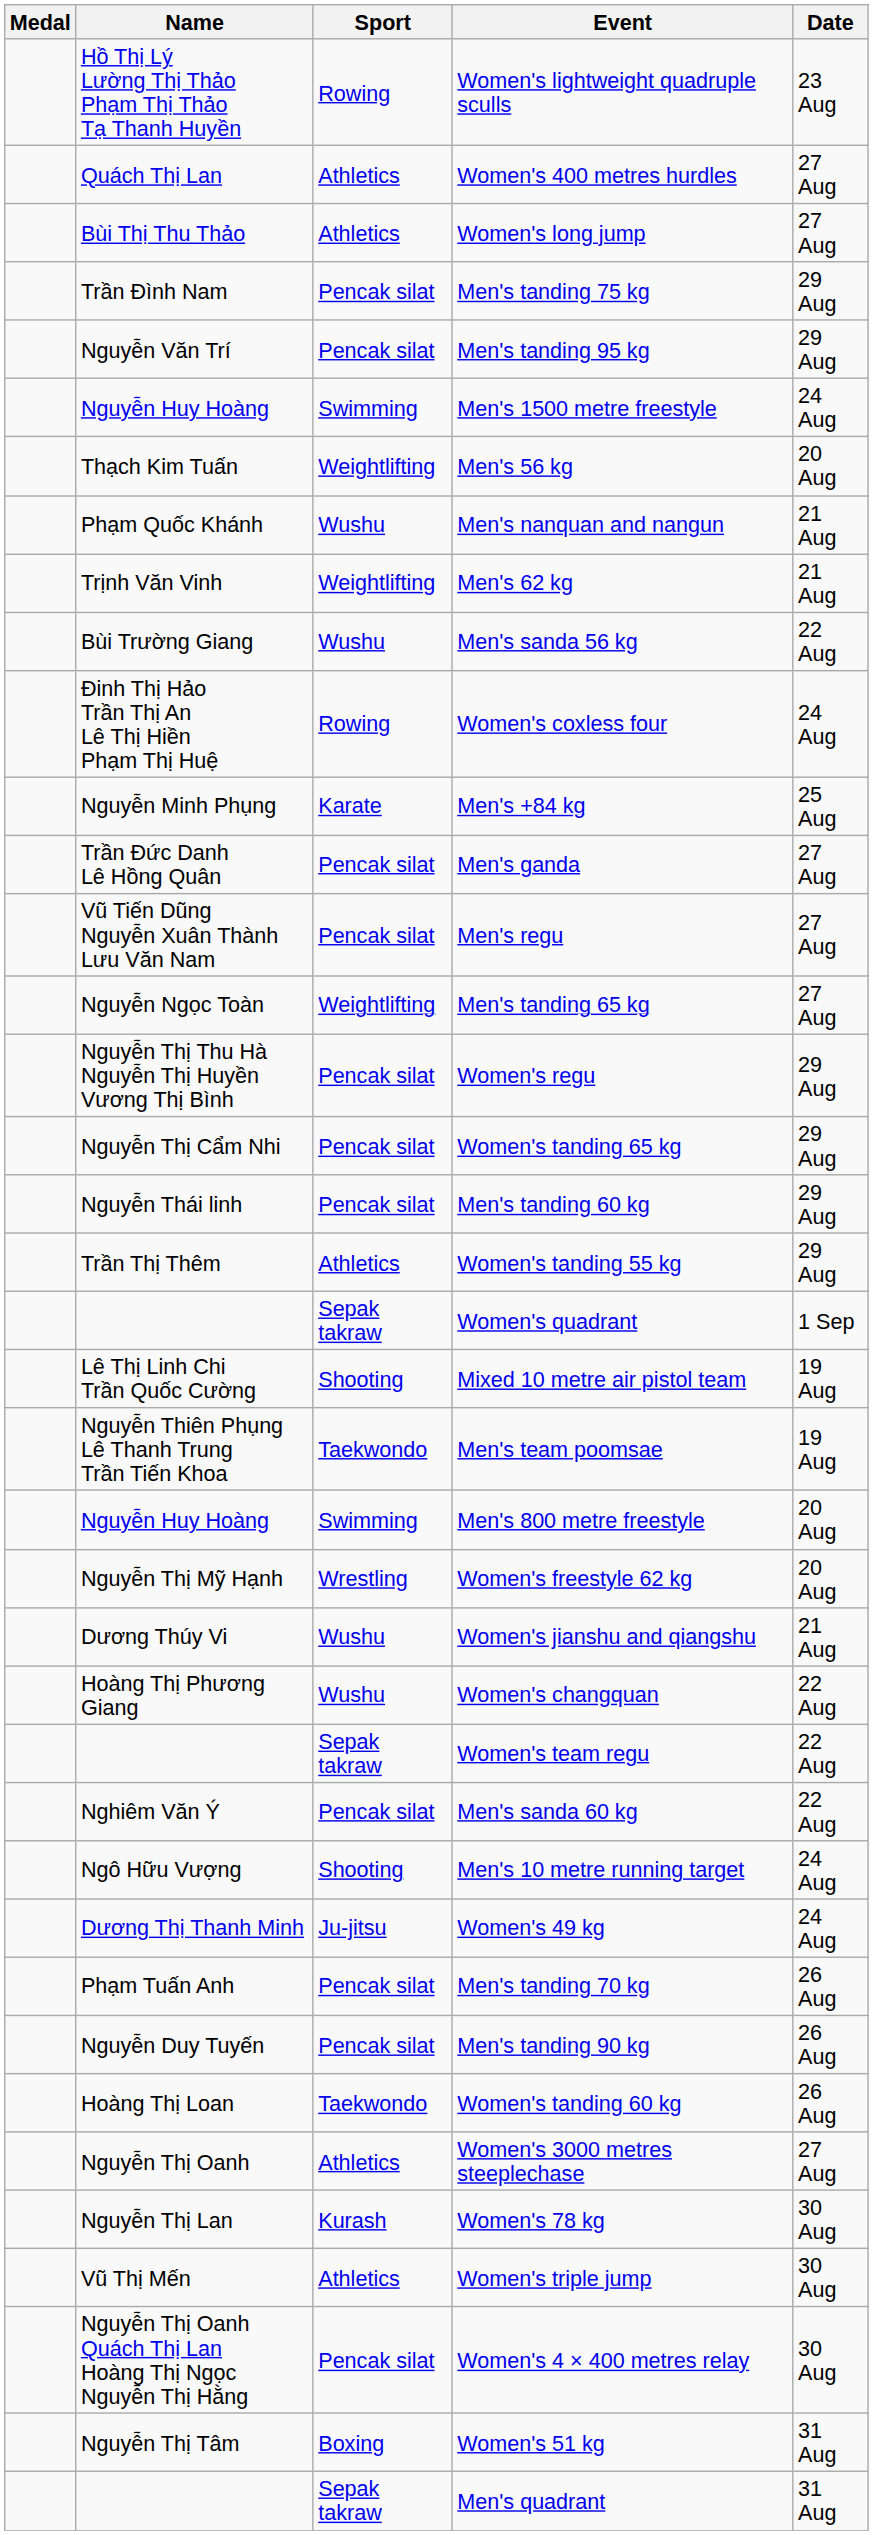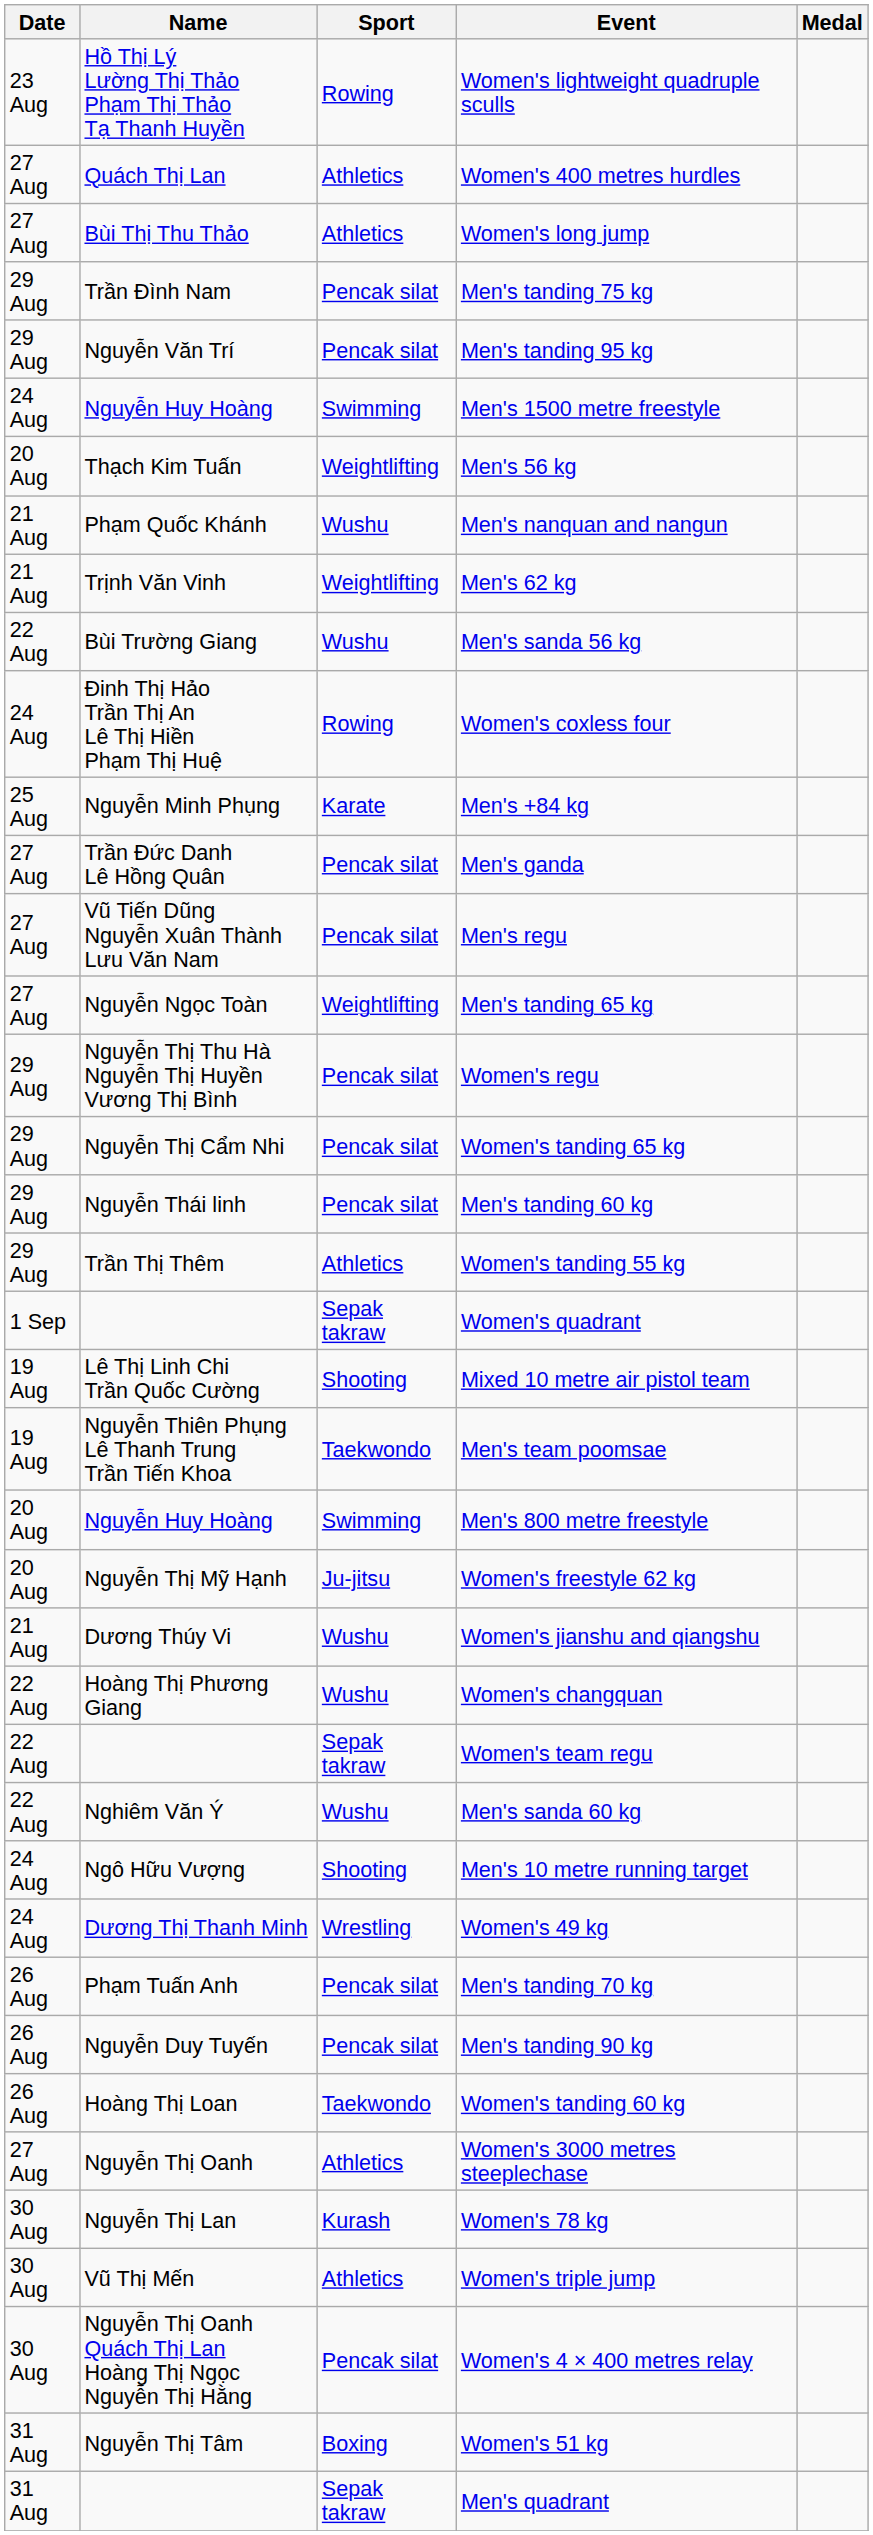columns swapped: (40, 22) <-> (830, 22)
(363, 1578) Wrestling -> (356, 1578) Ju-jitsu
(376, 1812) Pencak silat -> (355, 1812) Wushu
(352, 1928) Ju-jitsu -> (367, 1928) Wrestling
